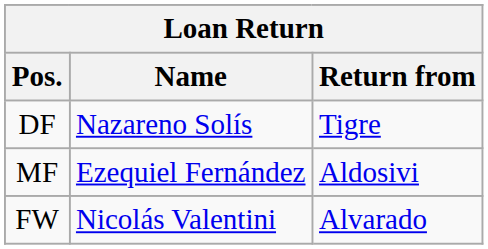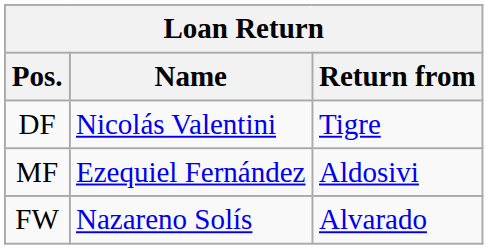(164, 124) Nazareno Solís -> (176, 124) Nicolás Valentini
(176, 220) Nicolás Valentini -> (164, 220) Nazareno Solís
